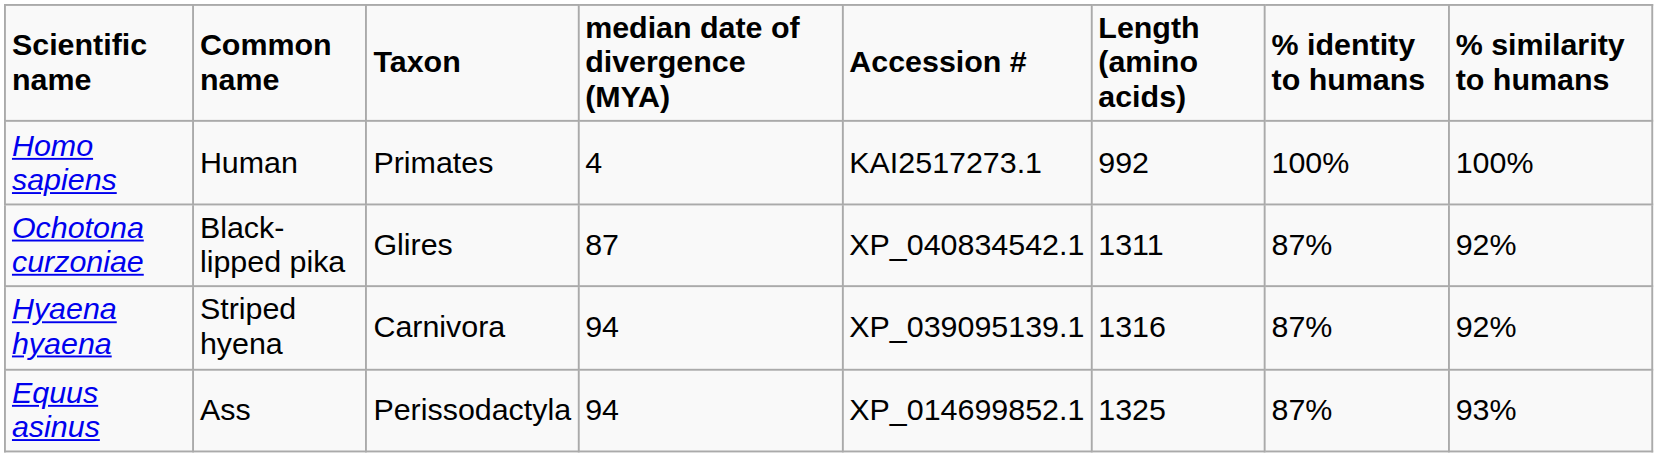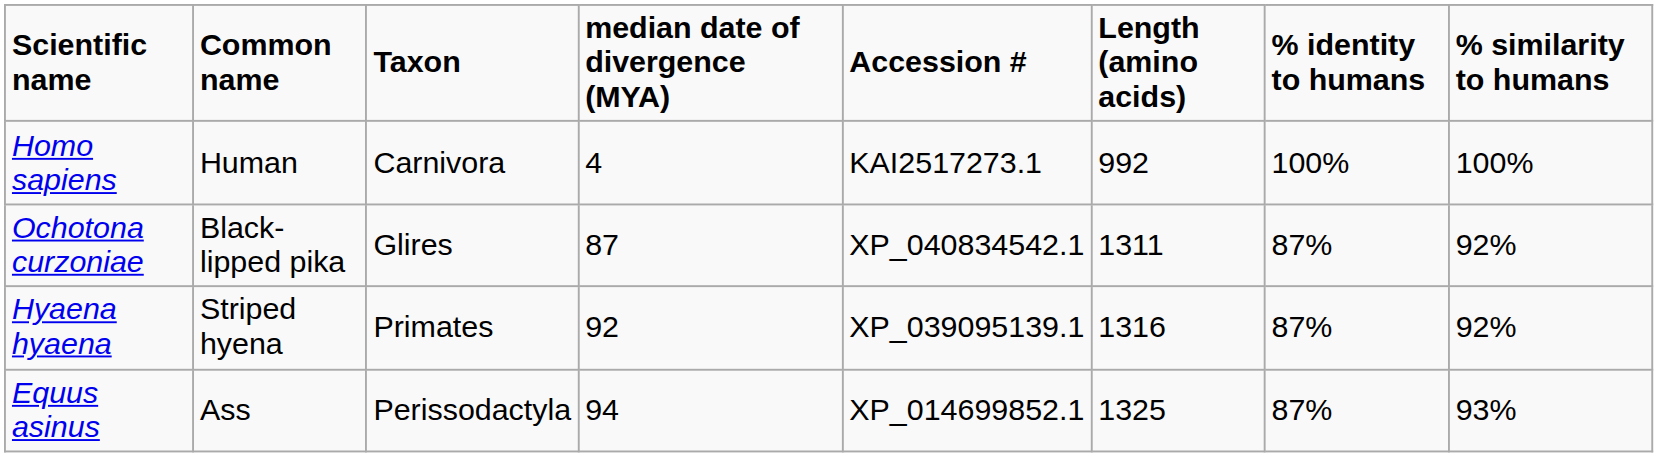(433, 162) Primates -> (439, 162) Carnivora
(439, 327) Carnivora -> (433, 327) Primates
(602, 327) 94 -> (602, 327) 92
